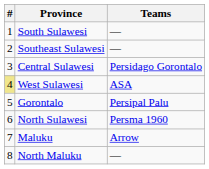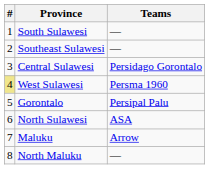(121, 84) ASA -> (139, 84) Persma 1960
(139, 119) Persma 1960 -> (121, 119) ASA
